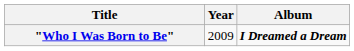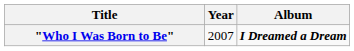(221, 35) 2009 -> (221, 35) 2007
